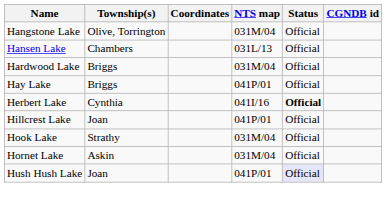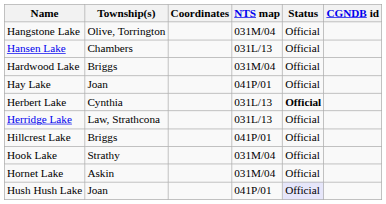(102, 84) Briggs -> (98, 84) Joan
(252, 102) 041I/16 -> (253, 102) 031L/13
+ row: (39, 119)
(98, 119) Joan -> (102, 137) Briggs
